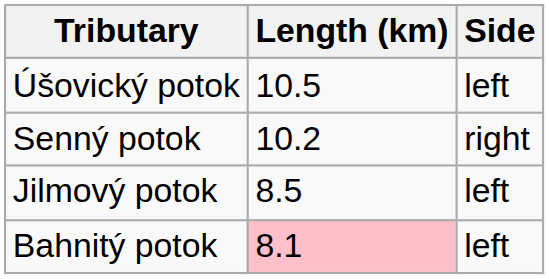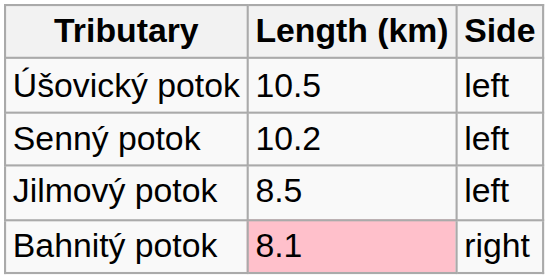(497, 138) right -> (487, 138) left
(487, 245) left -> (497, 245) right
